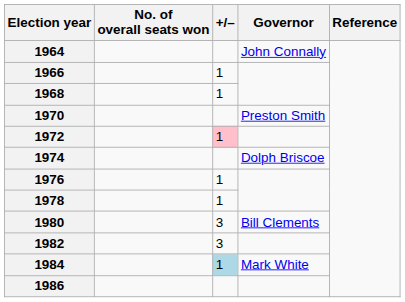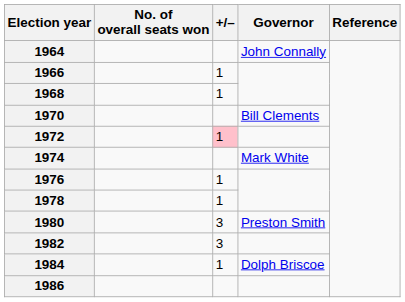(283, 115) Preston Smith -> (280, 115) Bill Clements
(283, 158) Dolph Briscoe -> (275, 158) Mark White
(280, 222) Bill Clements -> (283, 222) Preston Smith
(219, 264) lightblue background -> (219, 264) no background
(275, 264) Mark White -> (283, 264) Dolph Briscoe
